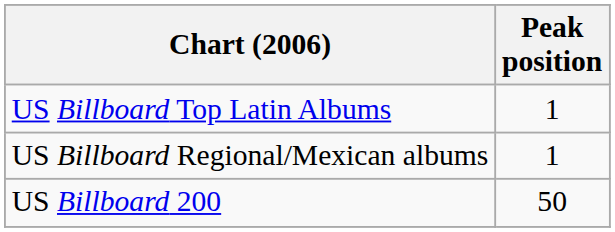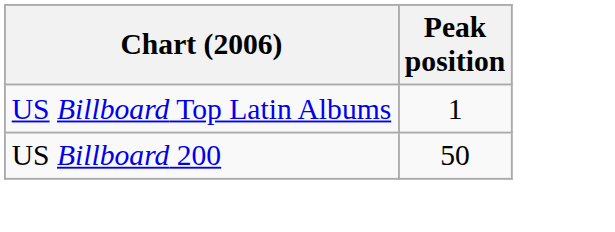- row: (250, 155)
